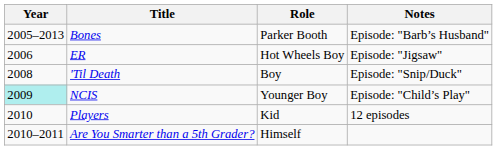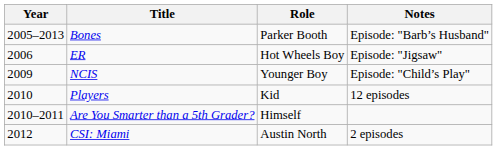- row: (95, 74)
(20, 94) paleturquoise background -> (20, 74) no background
+ row: (100, 134)
